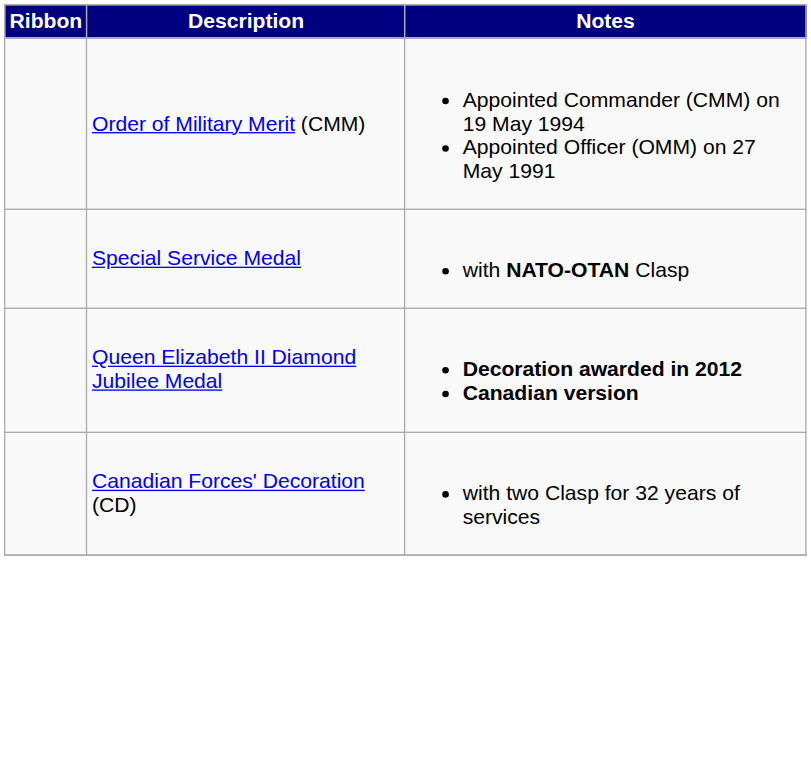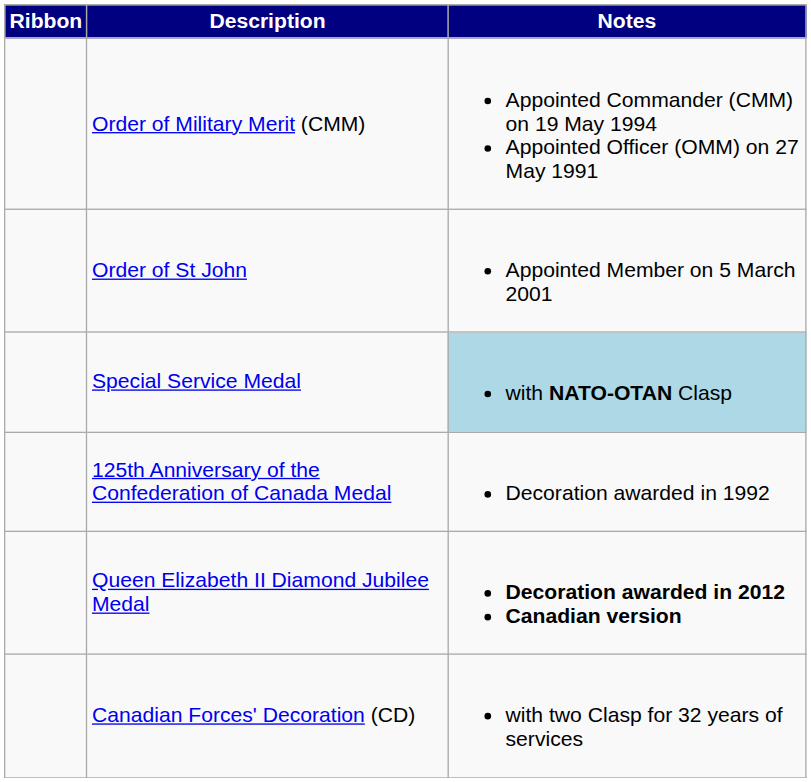+ row: (169, 270)
(605, 271) no background -> (627, 394) lightblue background
+ row: (242, 481)
